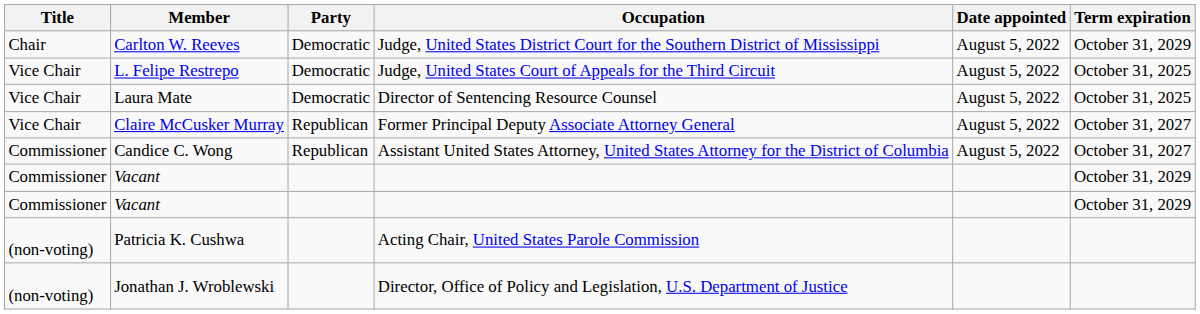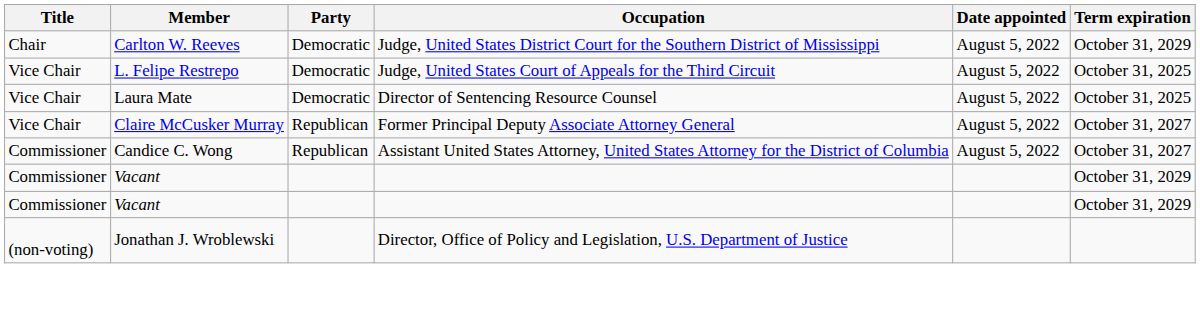- row: (179, 240)
